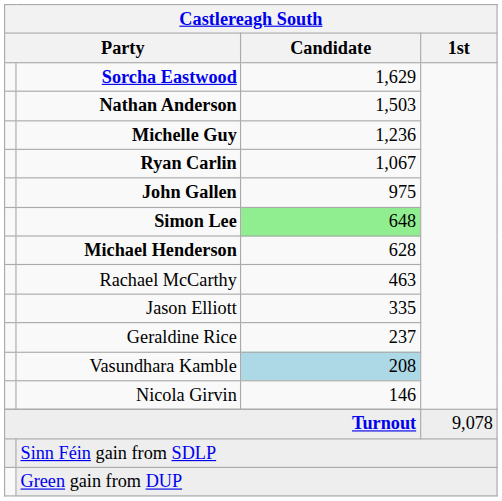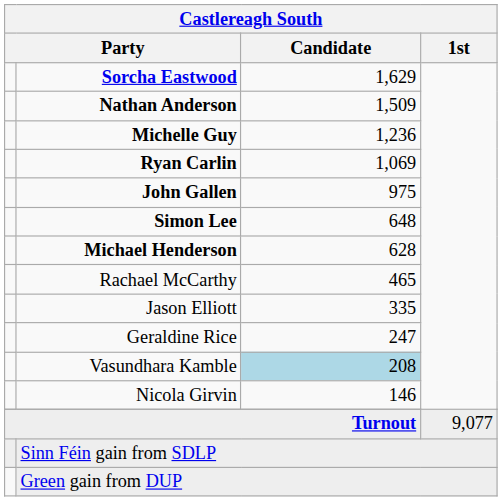(396, 105) 1,503 -> (396, 105) 1,509
(396, 163) 1,067 -> (396, 163) 1,069
(403, 221) lightgreen background -> (403, 221) no background
(403, 279) 463 -> (403, 279) 465
(403, 337) 237 -> (403, 337) 247
(472, 423) 9,078 -> (472, 423) 9,077
